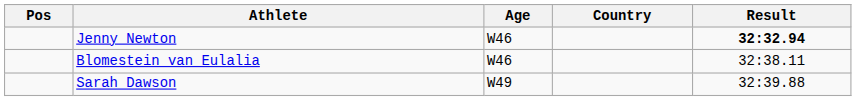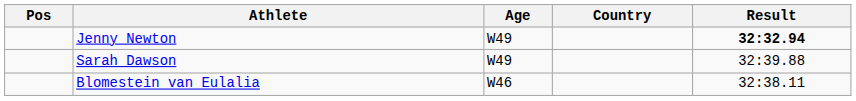(499, 39) W46 -> (499, 39) W49
rows swapped: (168, 61) <-> (126, 84)
